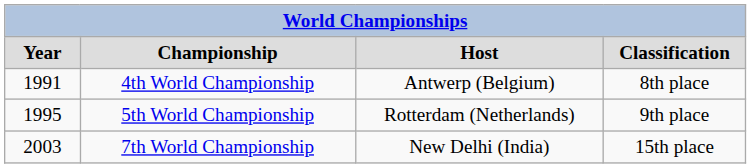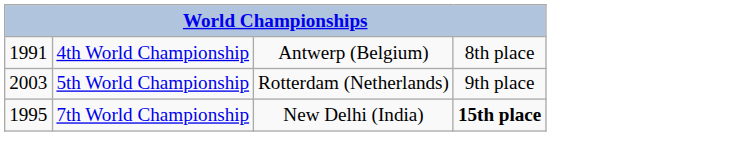- row: (218, 52)
(42, 115) 1995 -> (28, 83) 2003
(42, 147) 2003 -> (28, 115) 1995
(674, 147) normal -> (500, 115) bold
